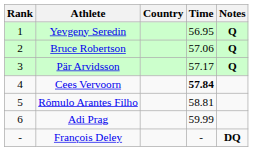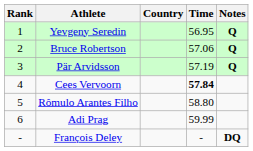(201, 66) 57.17 -> (201, 66) 57.19
(201, 102) 58.81 -> (201, 102) 58.80
